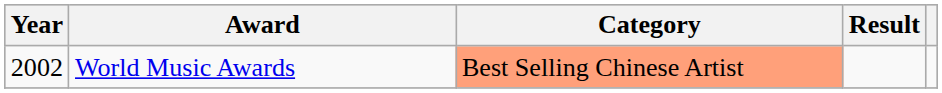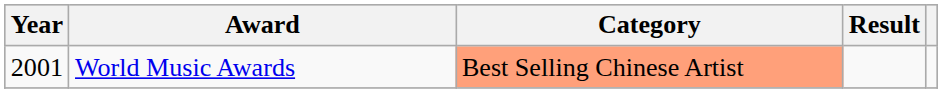(37, 66) 2002 -> (37, 66) 2001
